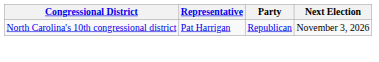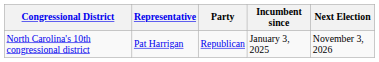+ column: (279, 17)
